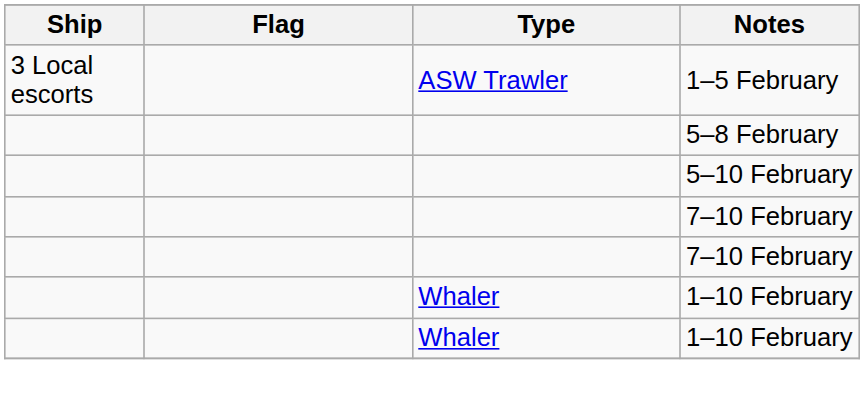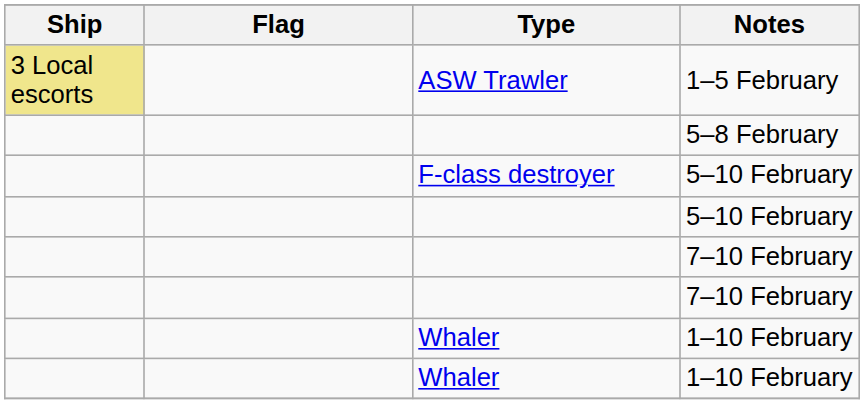(52, 79) no background -> (52, 79) khaki background
+ row: (516, 175)
